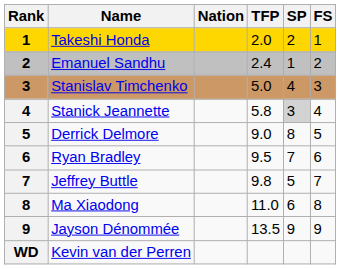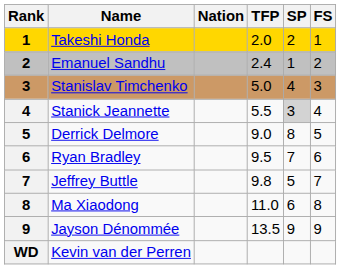(261, 110) 5.8 -> (261, 110) 5.5
